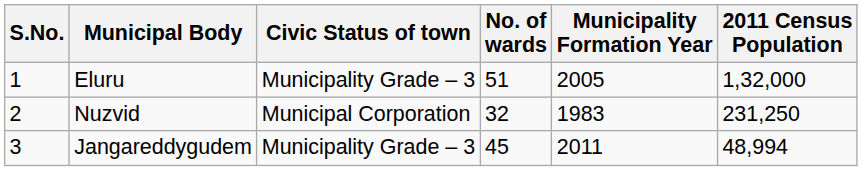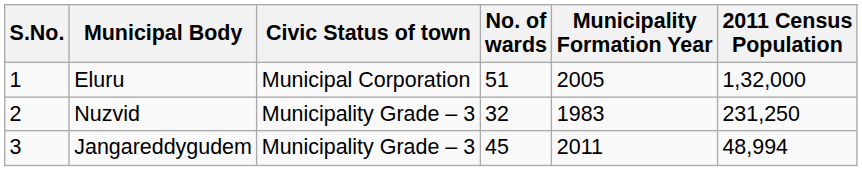(368, 79) Municipality Grade – 3 -> (366, 79) Municipal Corporation
(366, 113) Municipal Corporation -> (368, 113) Municipality Grade – 3
